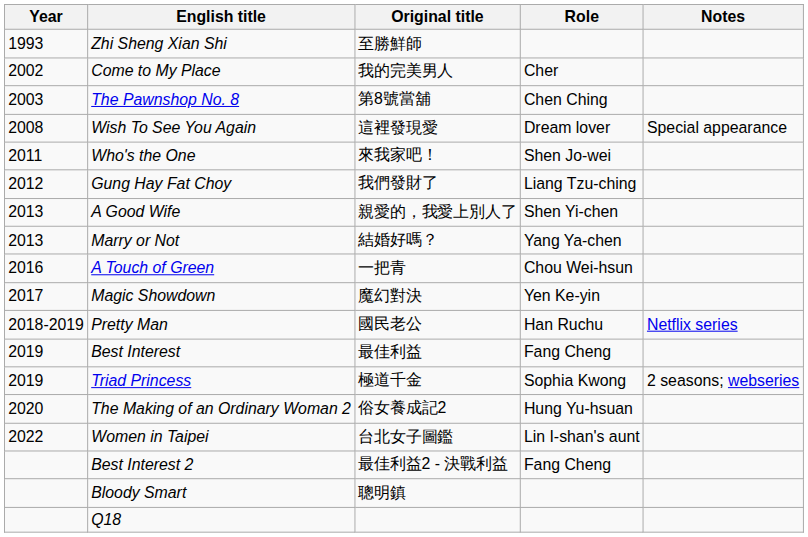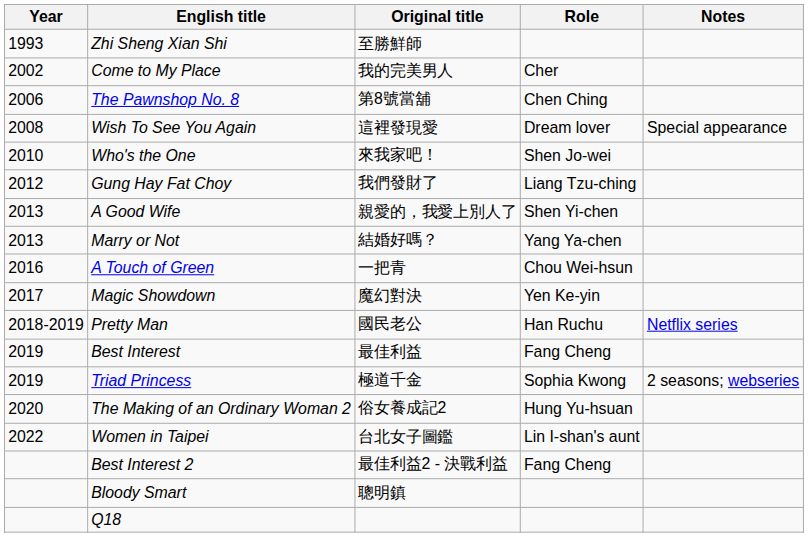(26, 99) 2003 -> (26, 99) 2006
(25, 156) 2011 -> (26, 156) 2010
